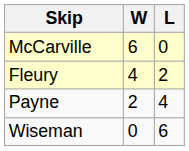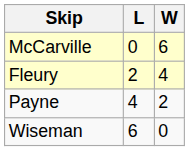columns swapped: (139, 18) <-> (169, 18)
